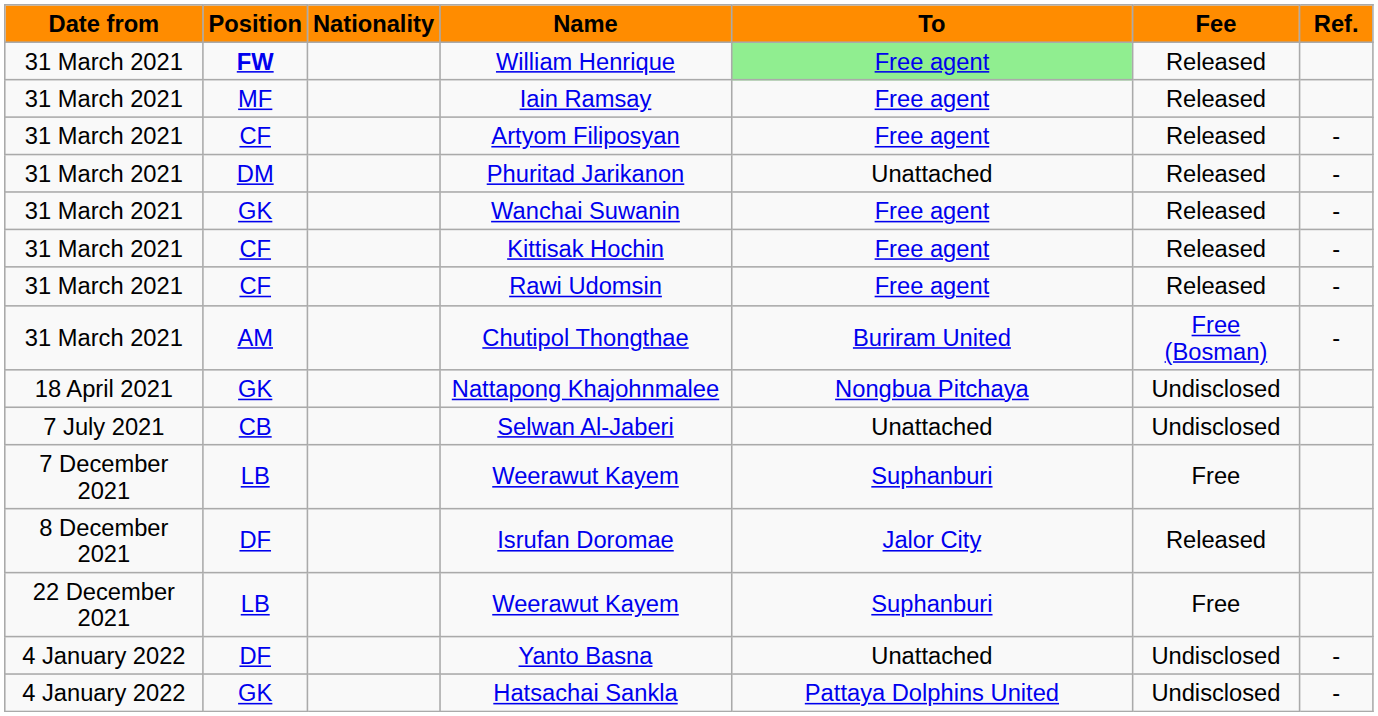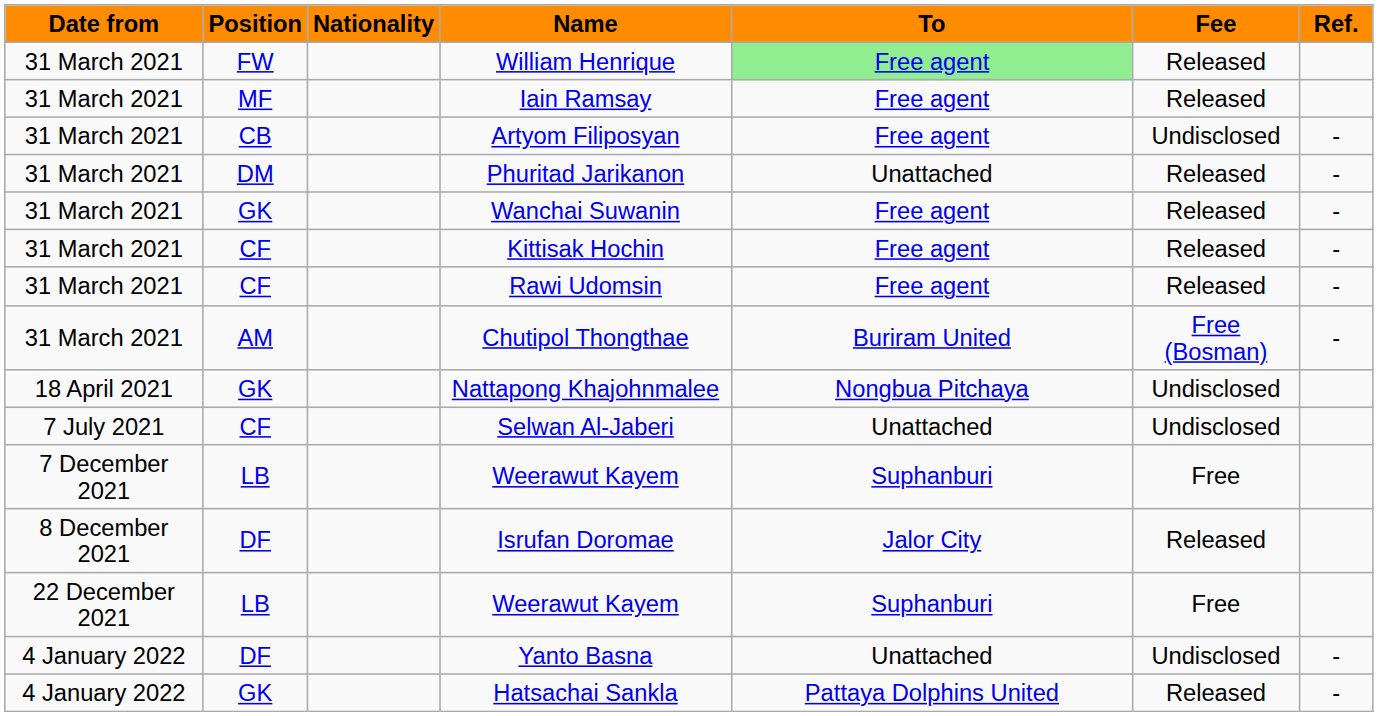(255, 61) bold -> (255, 61) normal
(255, 136) CF -> (255, 136) CB
(1216, 136) Released -> (1216, 136) Undisclosed
(255, 426) CB -> (255, 426) CF
(1216, 693) Undisclosed -> (1216, 693) Released
